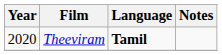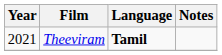(22, 38) 2020 -> (22, 38) 2021
